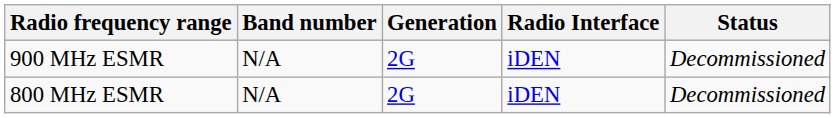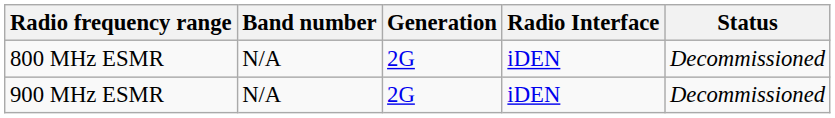rows swapped: (87, 94) <-> (87, 58)
